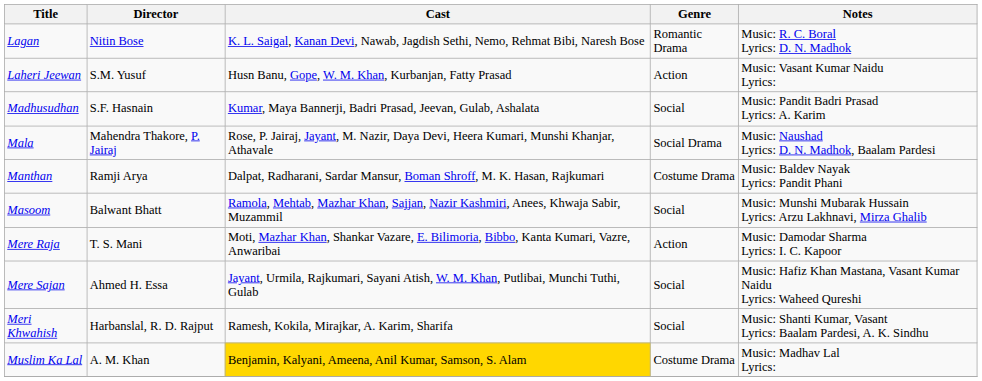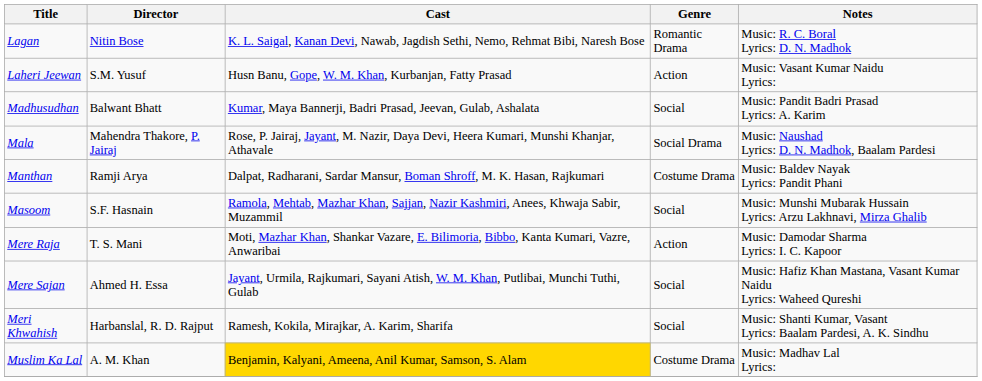(121, 108) S.F. Hasnain -> (126, 108) Balwant Bhatt
(126, 210) Balwant Bhatt -> (121, 210) S.F. Hasnain
